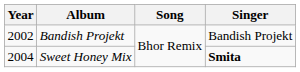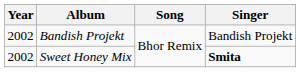(21, 56) 2004 -> (21, 56) 2002
